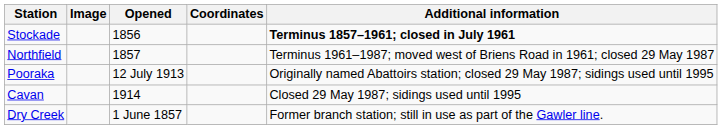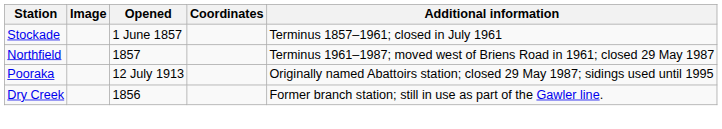(126, 34) 1856 -> (147, 34) 1 June 1857
(392, 34) bold -> (386, 34) normal
- row: (26, 94)
(147, 114) 1 June 1857 -> (126, 94) 1856
